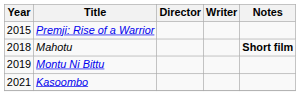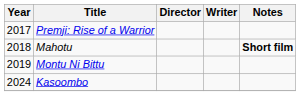(19, 30) 2015 -> (19, 30) 2017
(19, 82) 2021 -> (19, 82) 2024
